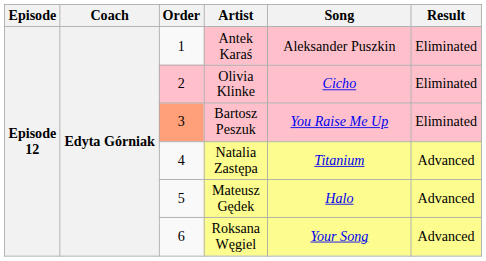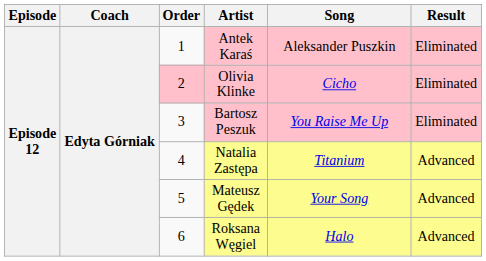(181, 122) lightsalmon background -> (181, 122) no background
(339, 198) Halo -> (339, 198) Your Song
(339, 236) Your Song -> (339, 236) Halo
